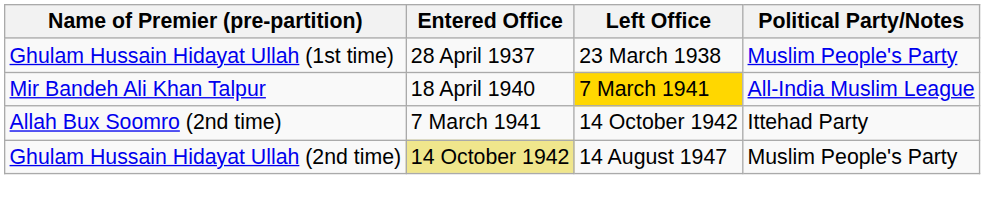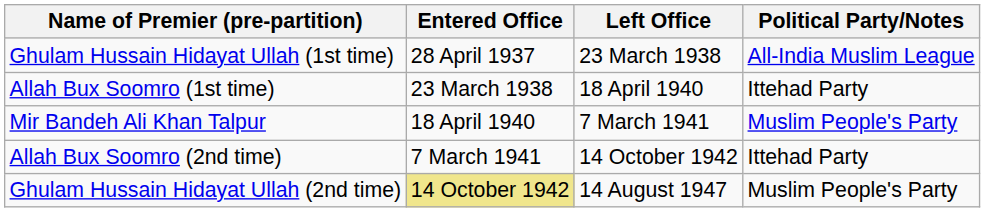(852, 55) Muslim People's Party -> (861, 55) All-India Muslim League
+ row: (142, 88)
(644, 88) gold background -> (644, 122) no background
(861, 88) All-India Muslim League -> (852, 122) Muslim People's Party
